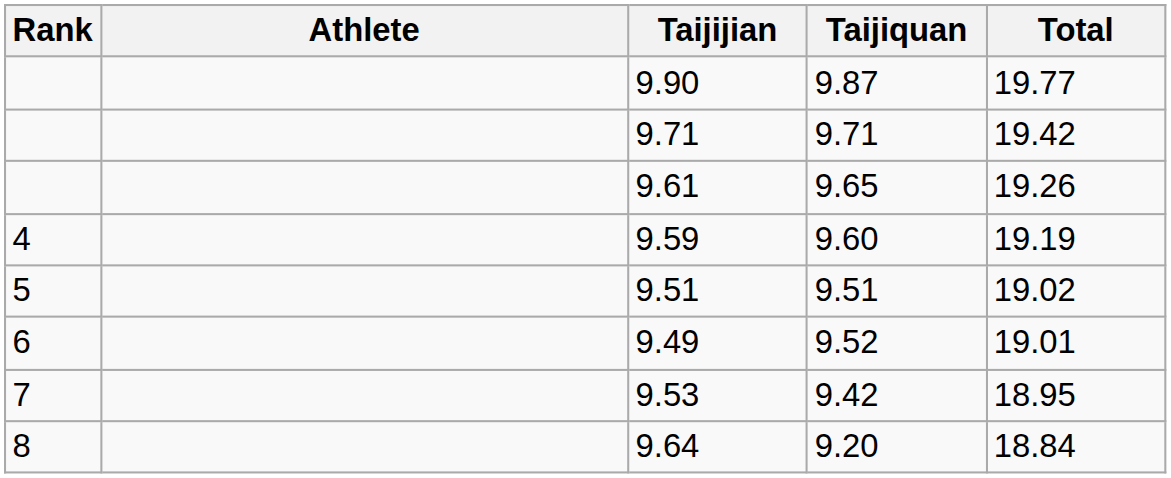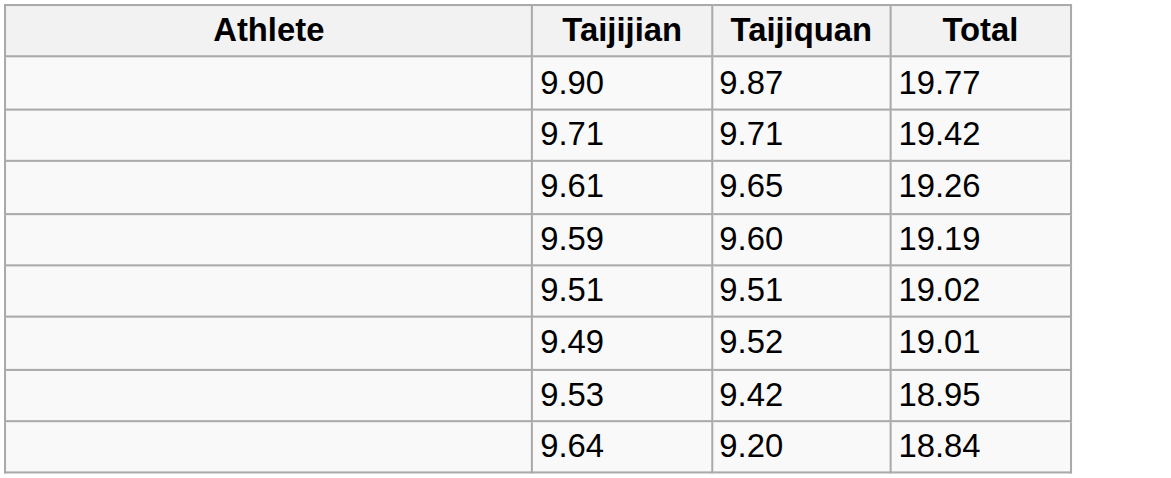- column: (53, 30)
